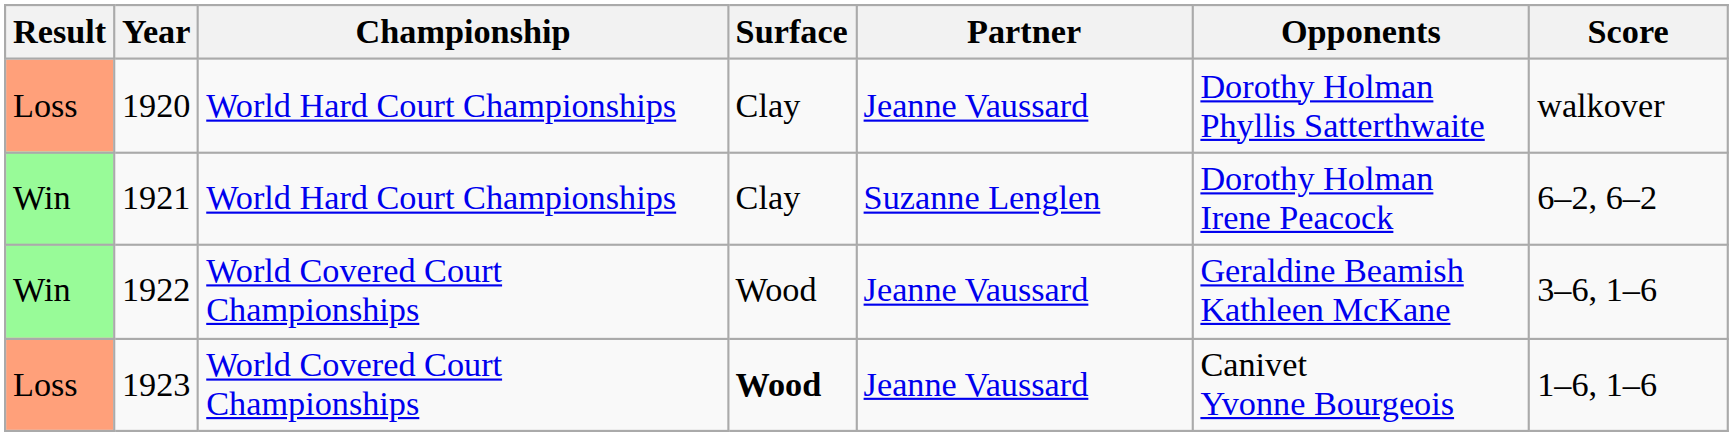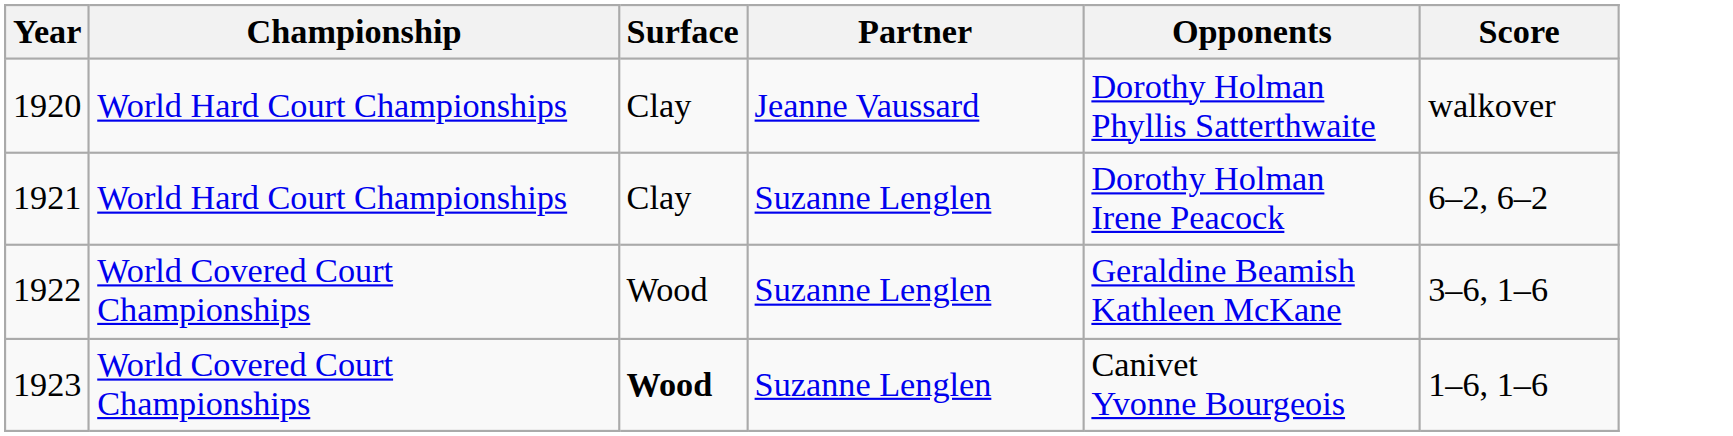- column: (60, 31)
(976, 290) Jeanne Vaussard -> (873, 290) Suzanne Lenglen
(976, 383) Jeanne Vaussard -> (873, 383) Suzanne Lenglen
